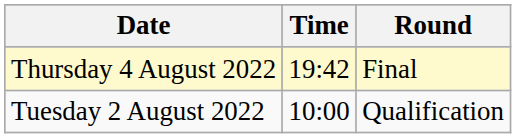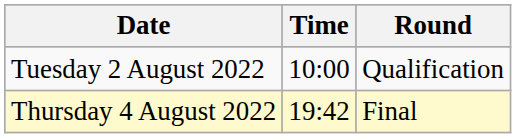rows swapped: (138, 111) <-> (144, 68)
